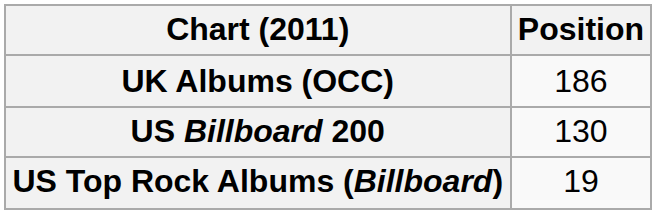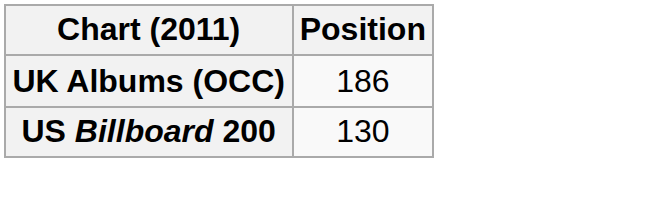- row: (258, 182)
